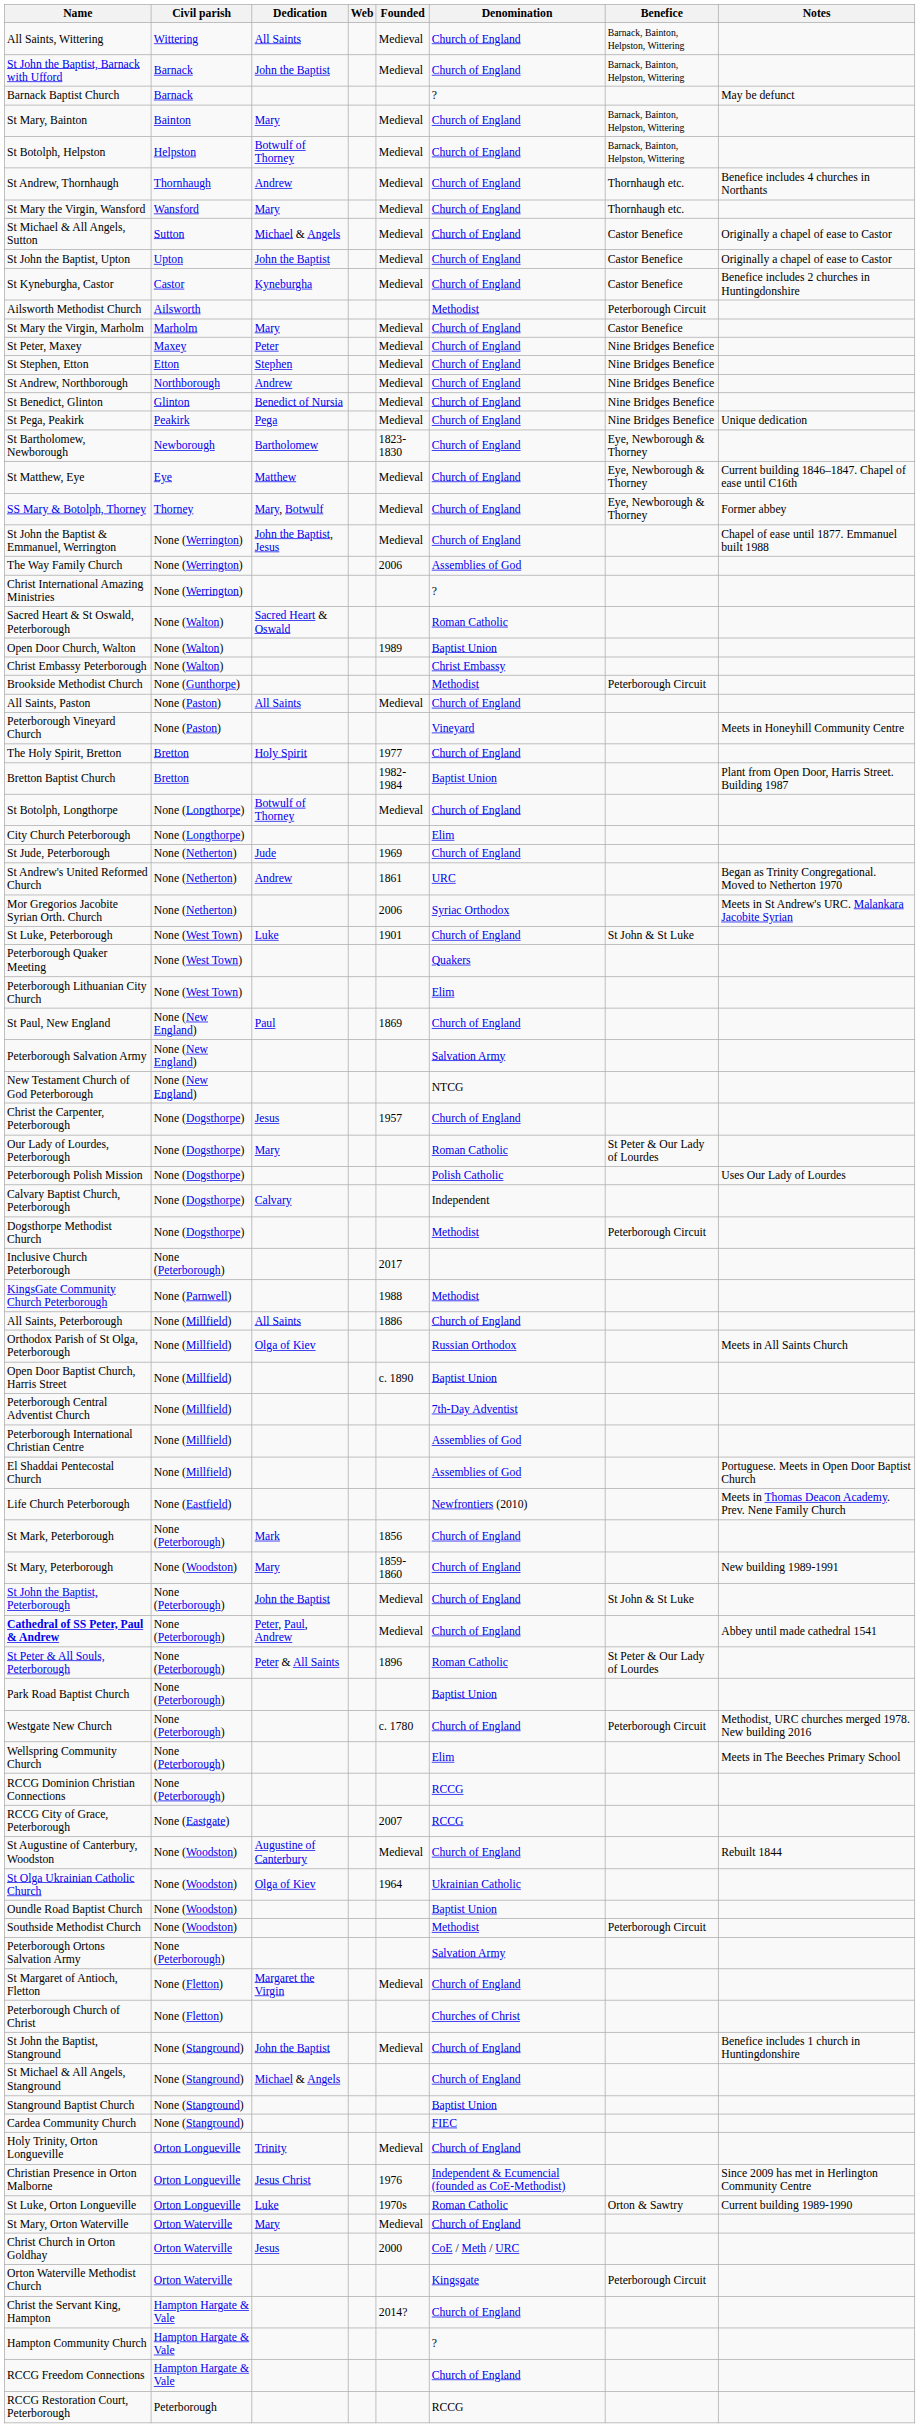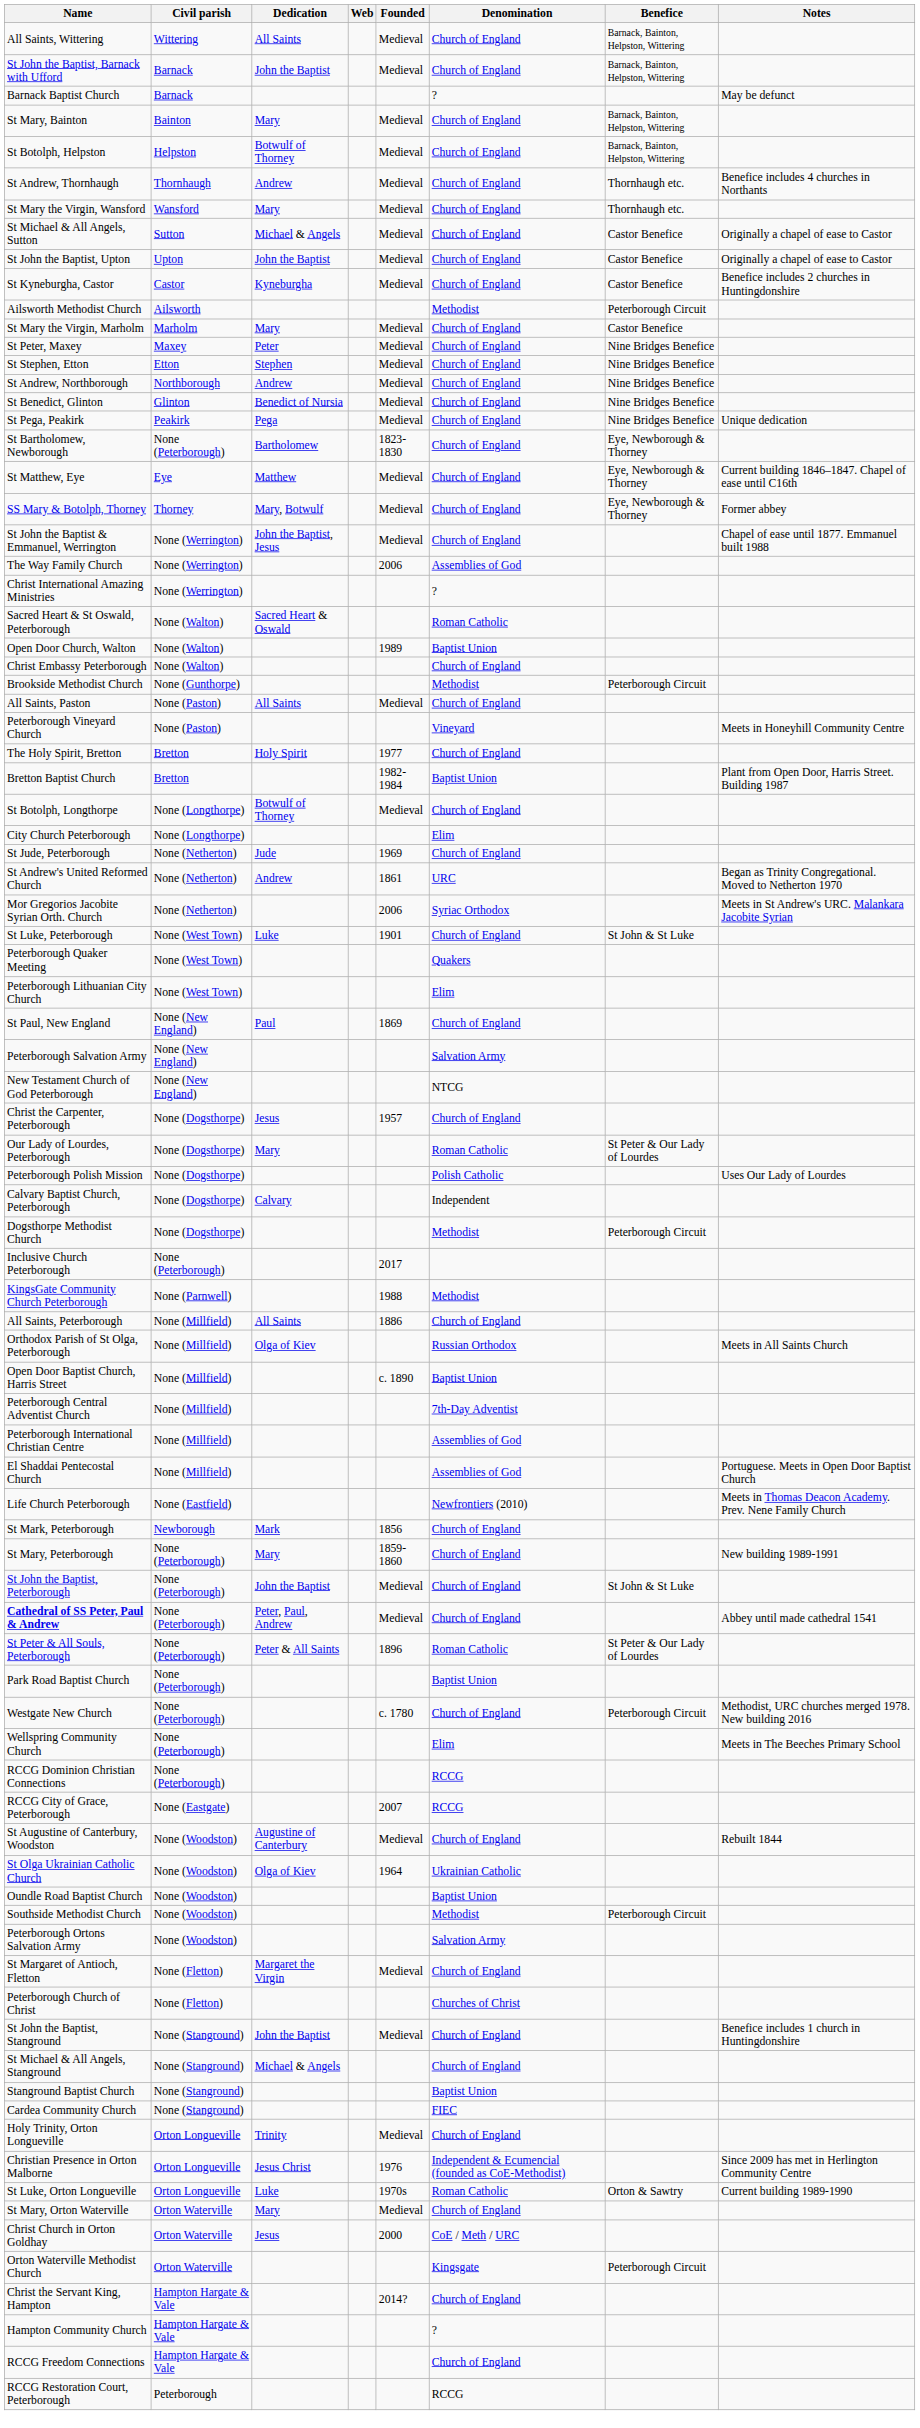(184, 445) Newborough -> (189, 445) None (Peterborough)
(469, 666) Christ Embassy -> (476, 666) Church of England
(189, 1536) None (Peterborough) -> (184, 1529) Newborough
(195, 1567) None (Woodston) -> (189, 1554) None (Peterborough)
(189, 1953) None (Peterborough) -> (195, 1939) None (Woodston)
